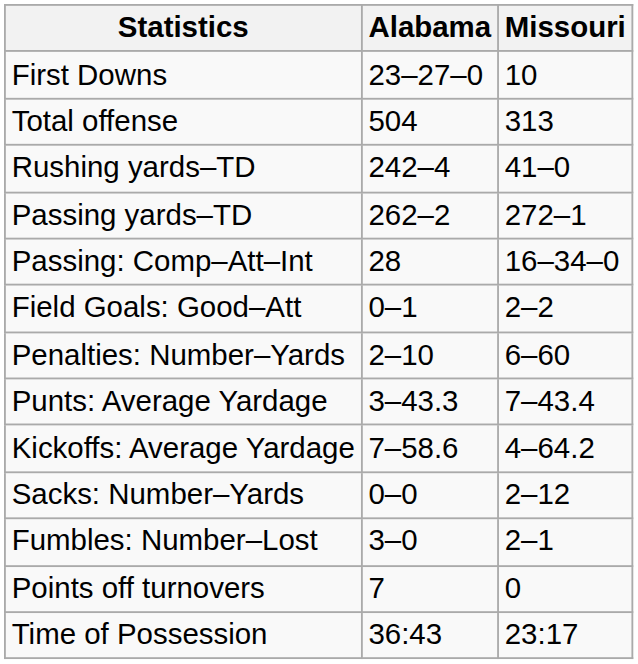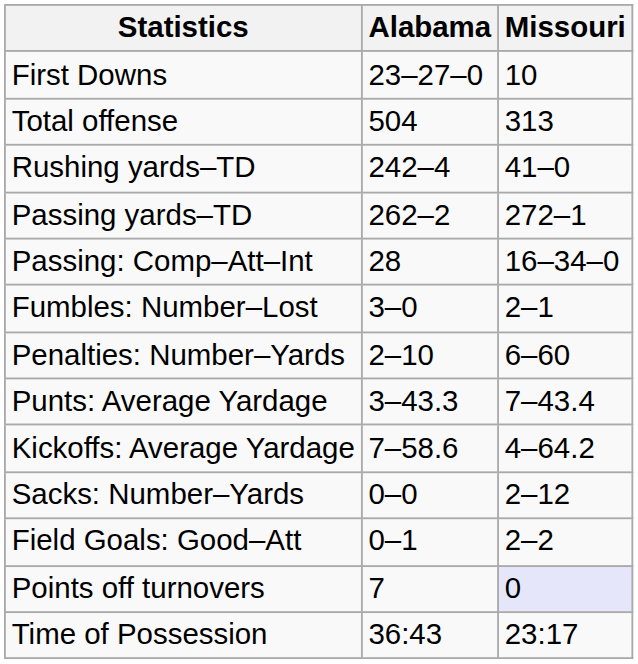rows swapped: (165, 541) <-> (157, 307)
(513, 588) no background -> (513, 588) lavender background
